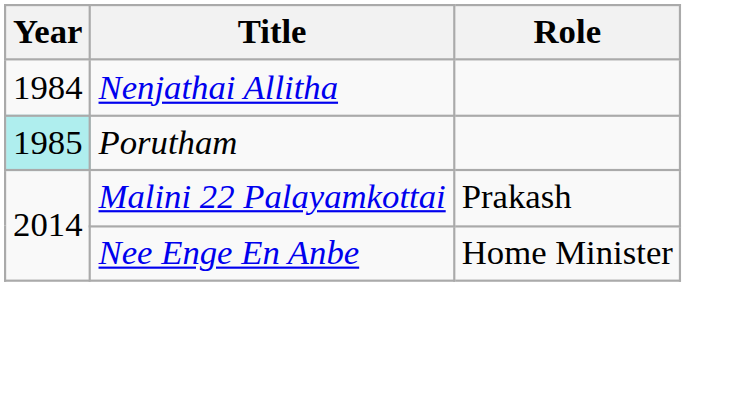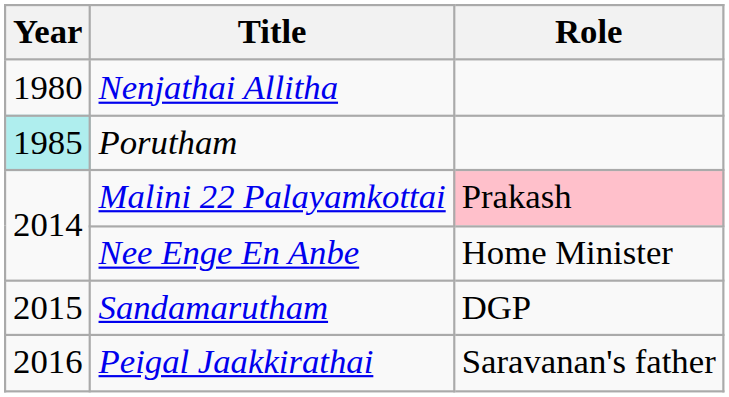(48, 87) 1984 -> (48, 87) 1980
(517, 197) no background -> (517, 197) pink background
+ row: (213, 307)
+ row: (236, 362)
